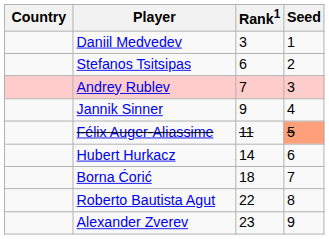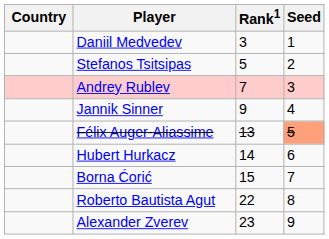(243, 64) 6 -> (243, 64) 5
(246, 132) 11 -> (247, 132) 13
(247, 177) 18 -> (247, 177) 15
